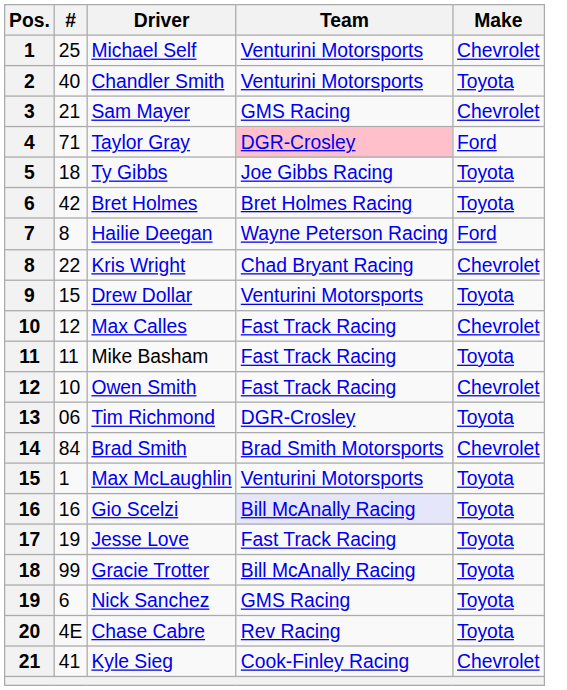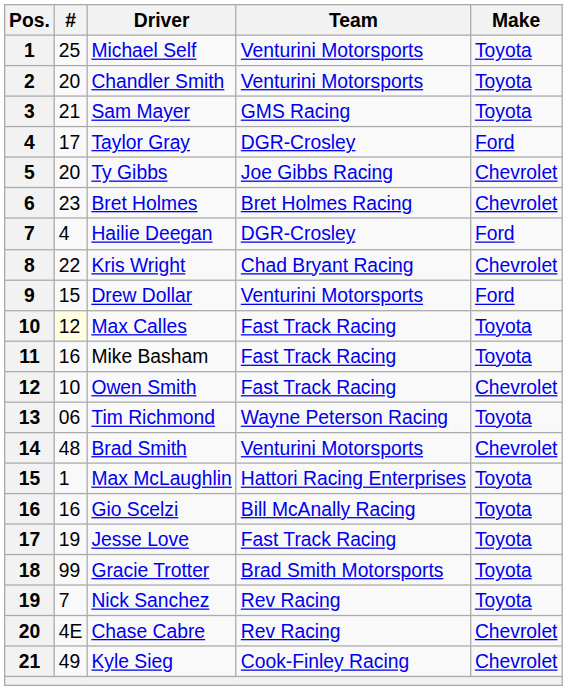(498, 51) Chevrolet -> (503, 51) Toyota
(70, 81) 40 -> (70, 81) 20
(498, 112) Chevrolet -> (503, 112) Toyota
(70, 142) 71 -> (70, 142) 17
(298, 142) pink background -> (298, 142) no background
(70, 173) 18 -> (70, 173) 20
(485, 173) Toyota -> (516, 173) Chevrolet
(70, 203) 42 -> (70, 203) 23
(485, 203) Toyota -> (516, 203) Chevrolet
(64, 234) 8 -> (64, 234) 4
(344, 234) Wayne Peterson Racing -> (298, 234) DGR-Crosley
(485, 295) Toyota -> (495, 295) Ford
(70, 326) no background -> (70, 326) lightyellow background
(498, 326) Chevrolet -> (503, 326) Toyota
(69, 356) 11 -> (70, 356) 16
(298, 417) DGR-Crosley -> (344, 417) Wayne Peterson Racing
(70, 448) 84 -> (70, 448) 48
(342, 448) Brad Smith Motorsports -> (332, 448) Venturini Motorsports
(332, 478) Venturini Motorsports -> (353, 478) Hattori Racing Enterprises
(328, 509) lavender background -> (328, 509) no background
(328, 570) Bill McAnally Racing -> (342, 570) Brad Smith Motorsports
(64, 601) 6 -> (64, 601) 7
(295, 601) GMS Racing -> (291, 601) Rev Racing
(485, 631) Toyota -> (516, 631) Chevrolet
(70, 662) 41 -> (70, 662) 49
